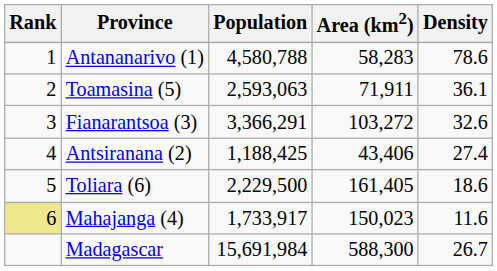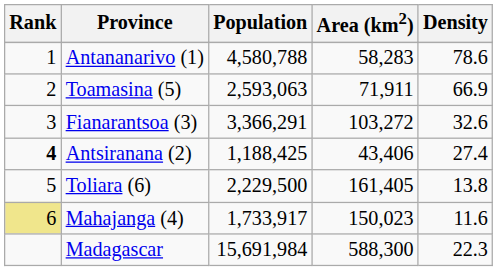(470, 89) 36.1 -> (470, 89) 66.9
(51, 153) normal -> (51, 153) bold
(470, 185) 18.6 -> (470, 185) 13.8
(470, 249) 26.7 -> (470, 249) 22.3
